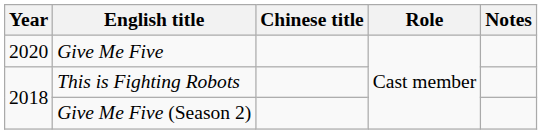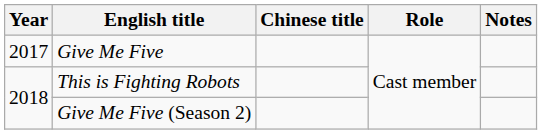(29, 50) 2020 -> (29, 50) 2017
